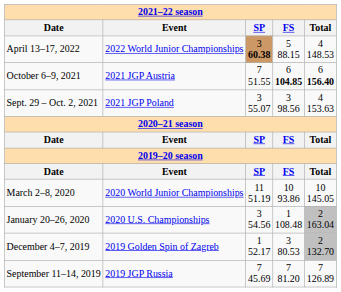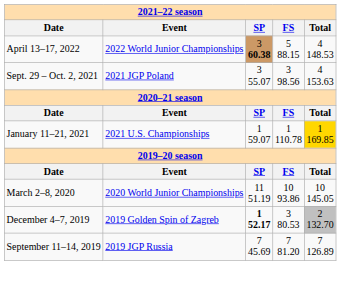- row: (44, 76)
+ row: (48, 134)
- row: (48, 219)
(259, 246) normal -> (259, 219) bold
